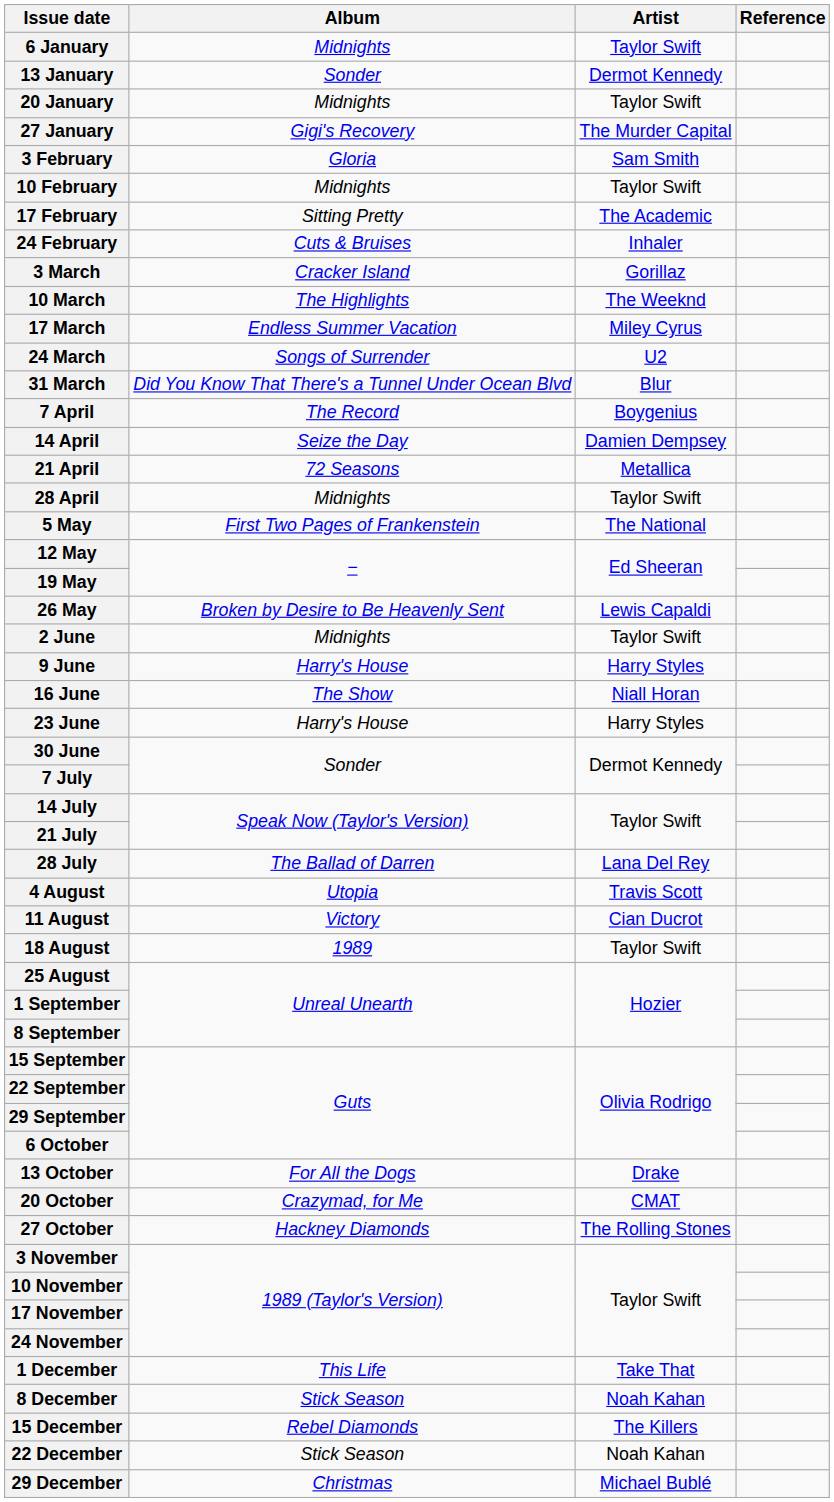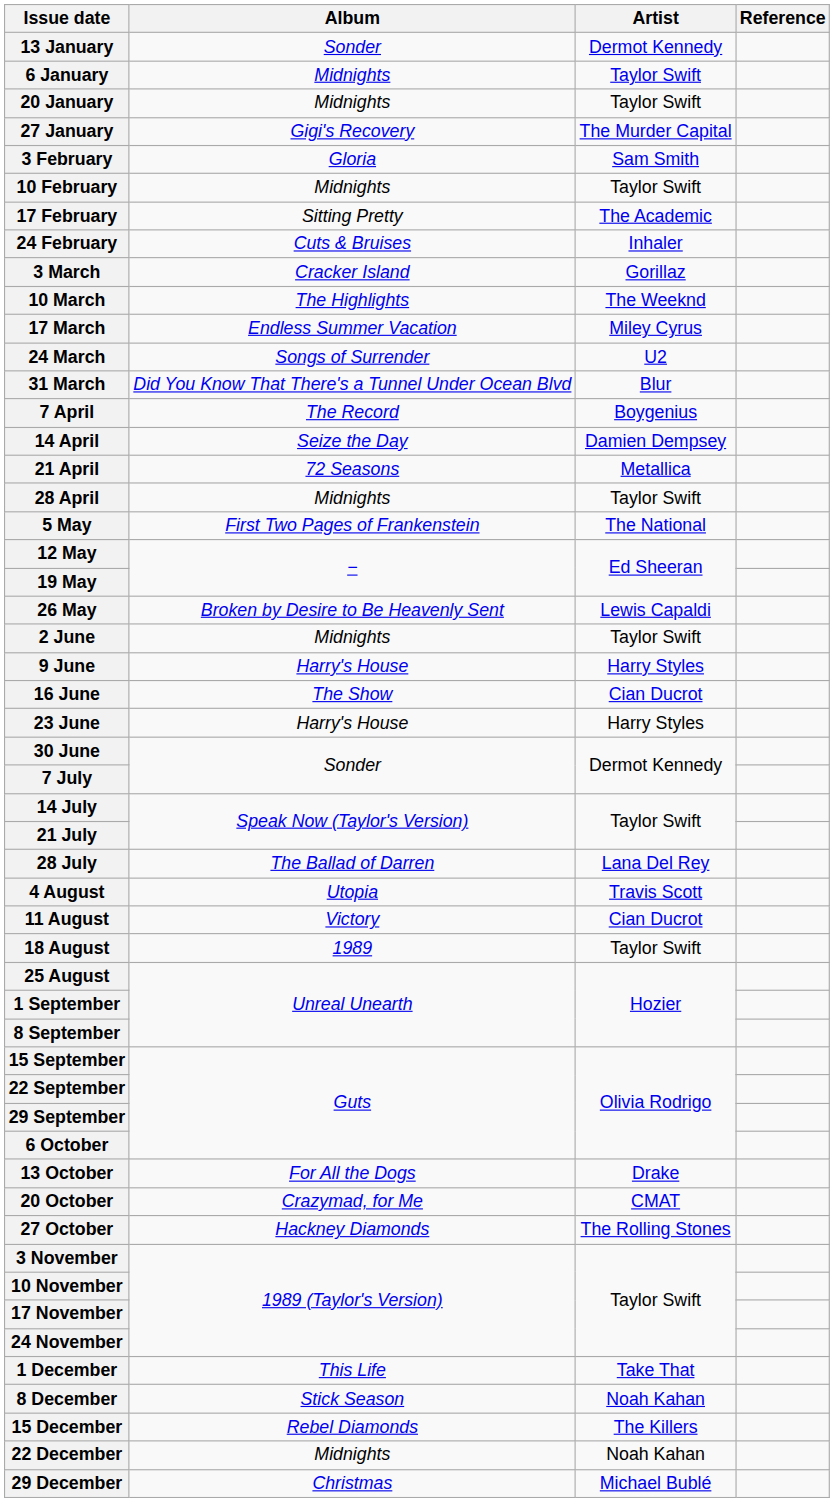rows swapped: (67, 46) <-> (67, 74)
(656, 694) Niall Horan -> (656, 694) Cian Ducrot
(352, 1455) Stick Season -> (352, 1455) Midnights
